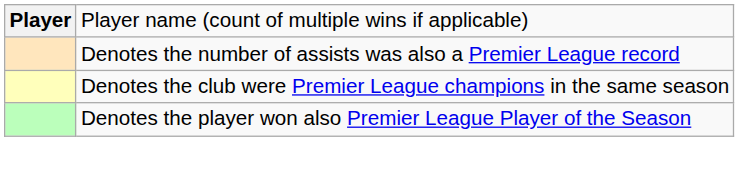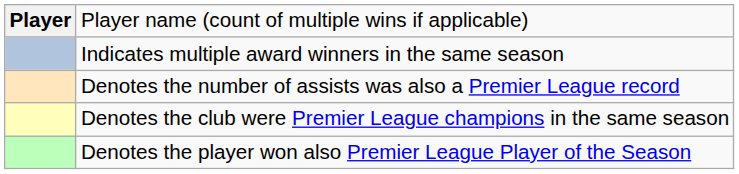+ row: (322, 53)
